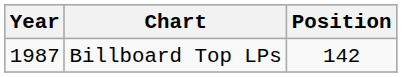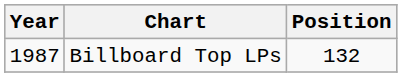(342, 56) 142 -> (342, 56) 132
